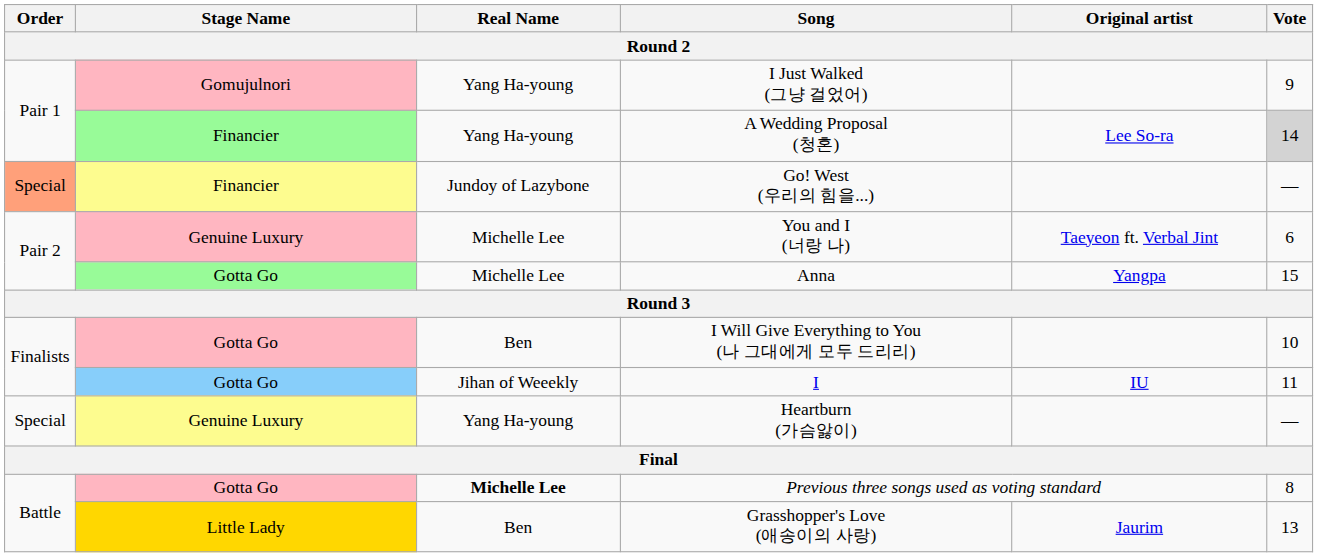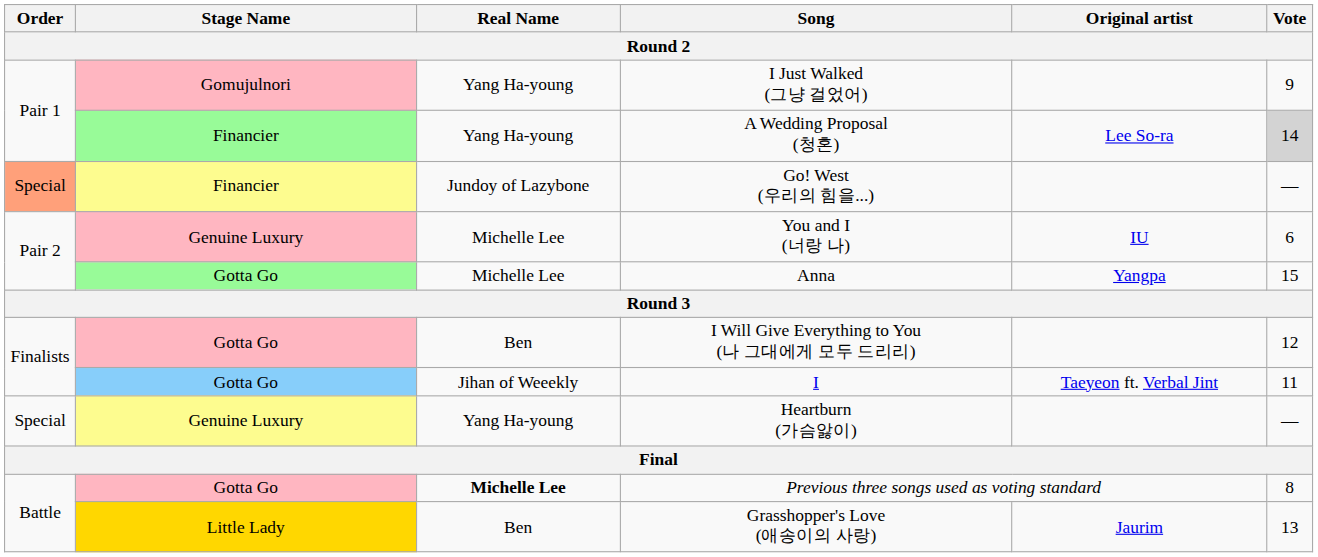(1139, 236) Taeyeon ft. Verbal Jint -> (1139, 236) IU
(1290, 342) 10 -> (1290, 342) 12
(1139, 381) IU -> (1139, 381) Taeyeon ft. Verbal Jint
